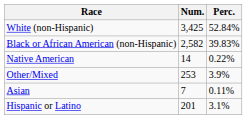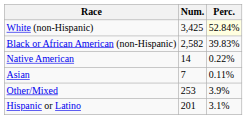(224, 28) no background -> (224, 28) lightyellow background
rows swapped: (18, 91) <-> (32, 75)
